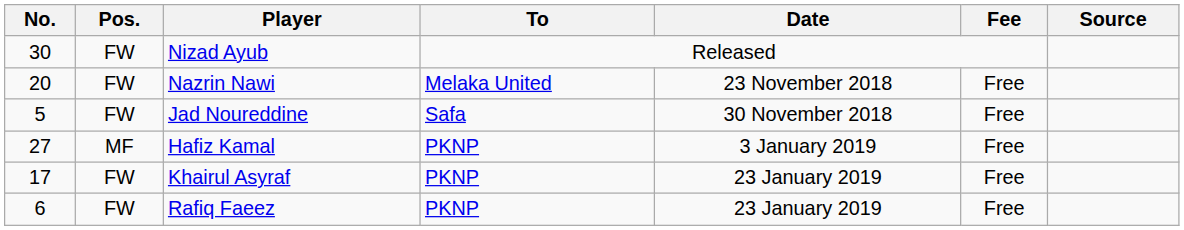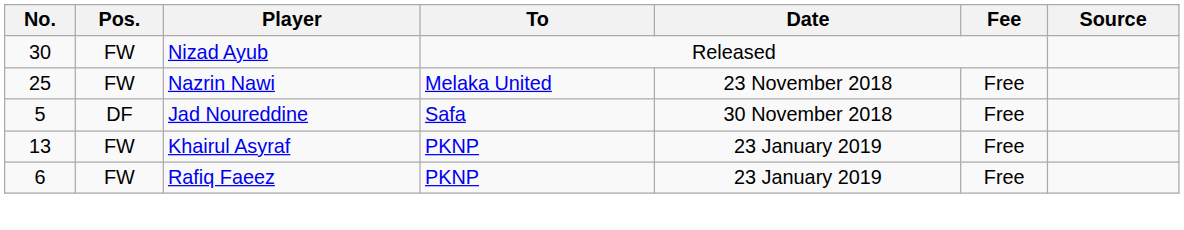(40, 83) 20 -> (40, 83) 25
(119, 114) FW -> (119, 114) DF
- row: (221, 146)
(40, 177) 17 -> (40, 146) 13
